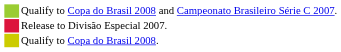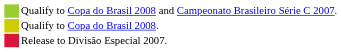rows swapped: (90, 40) <-> (94, 25)
